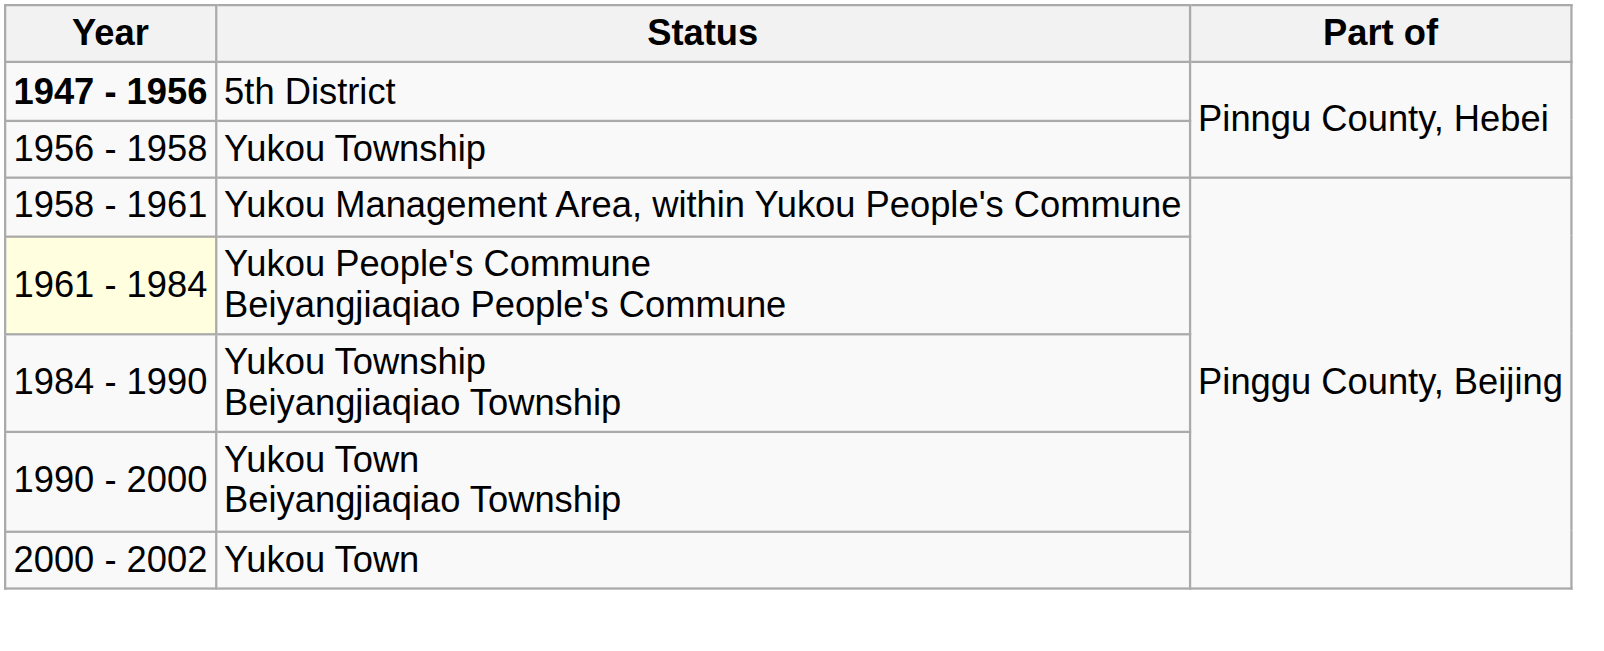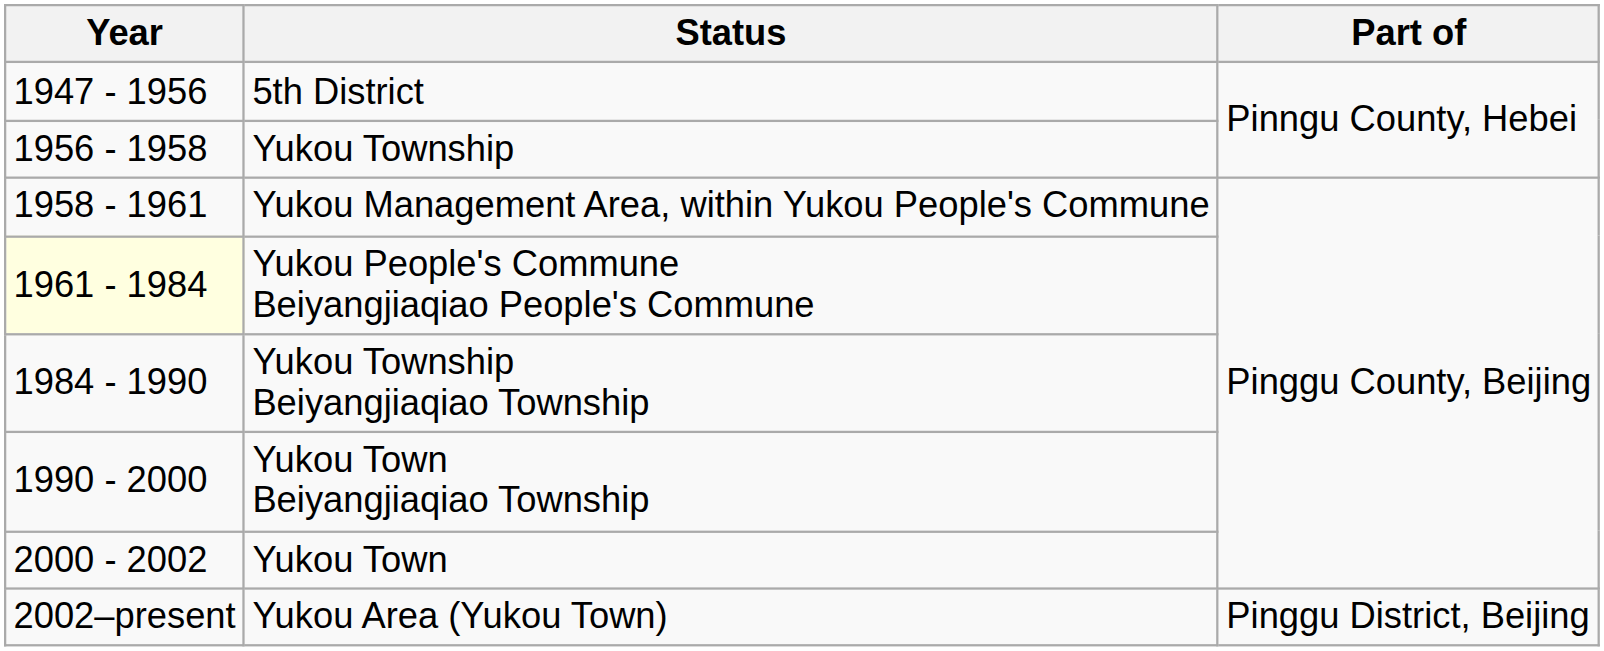(110, 90) bold -> (110, 90) normal
+ row: (460, 616)
